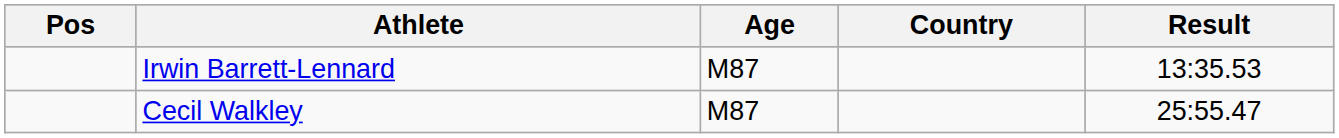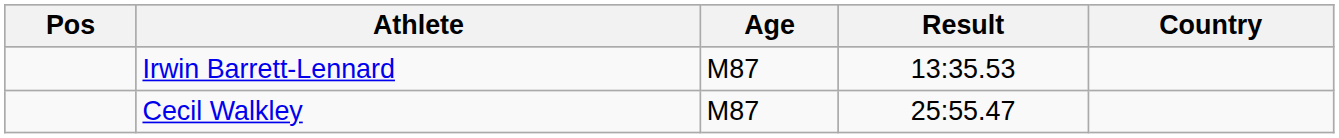columns swapped: (961, 25) <-> (1209, 25)
